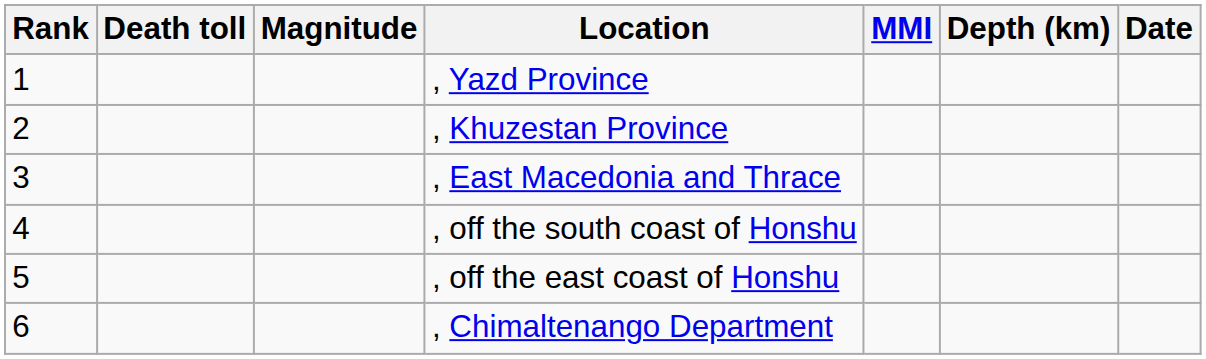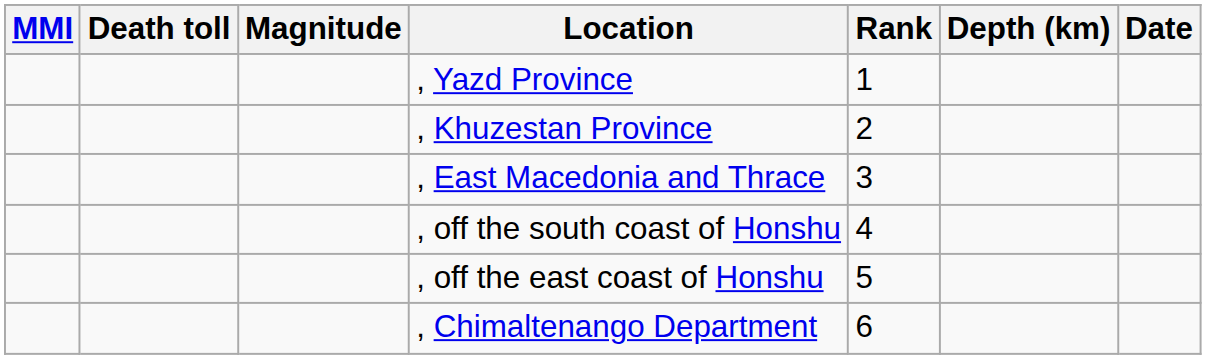columns swapped: (51, 29) <-> (902, 29)
